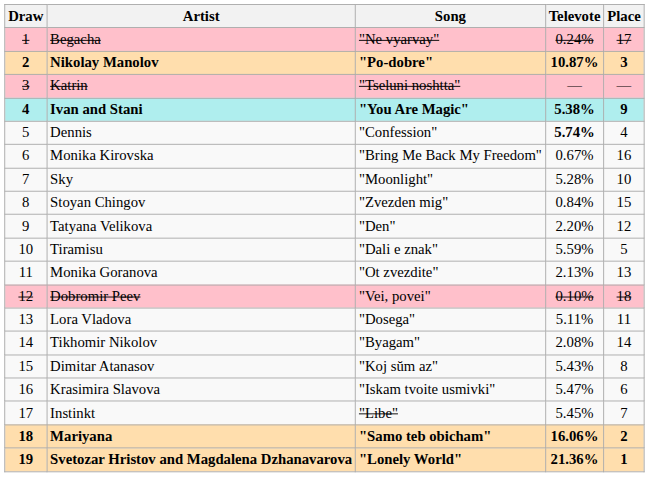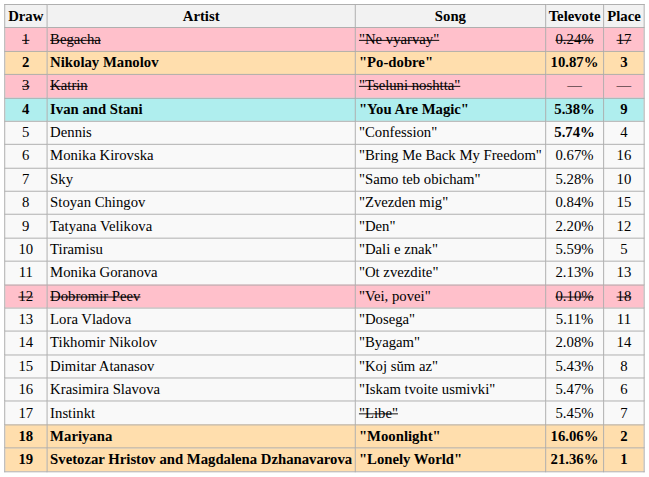(396, 179) "Moonlight" -> (420, 179) "Samo teb obicham"
(425, 436) "Samo teb obicham" -> (400, 436) "Moonlight"
